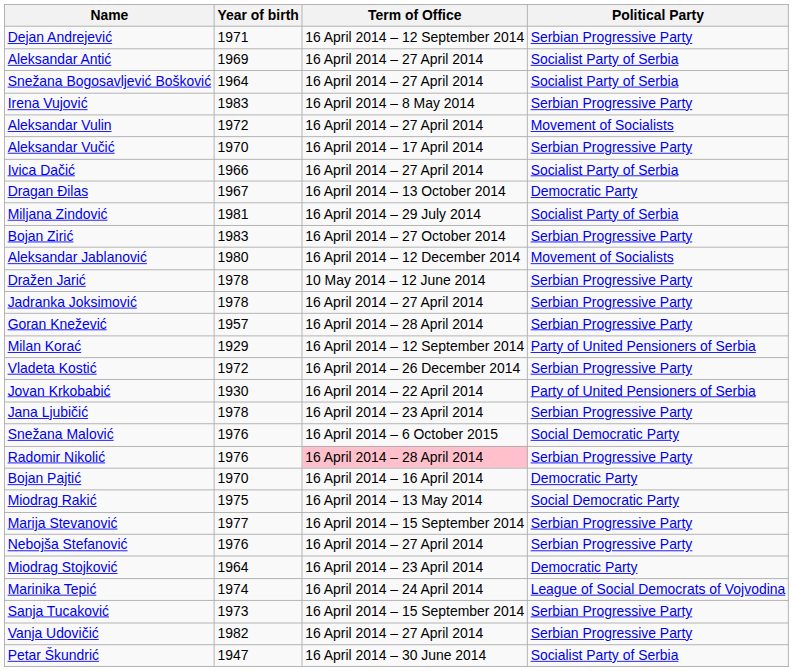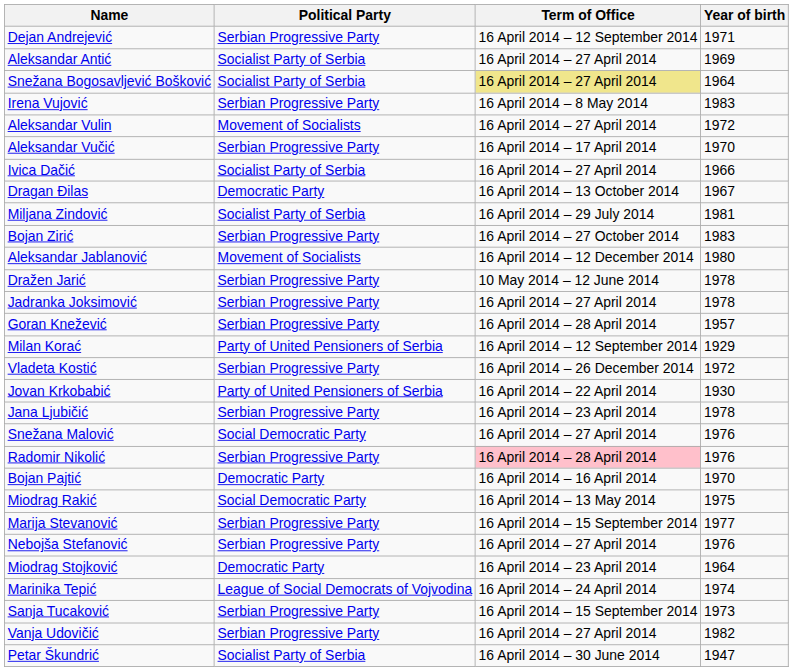columns swapped: (658, 15) <-> (258, 15)
(394, 81) no background -> (568, 81) khaki background
(402, 434) 16 April 2014 – 6 October 2015 -> (568, 434) 16 April 2014 – 27 April 2014
